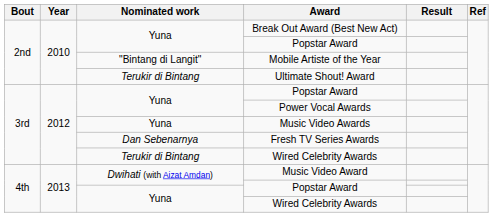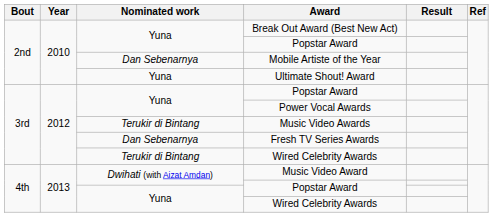(160, 60) "Bintang di Langit" -> (160, 60) Dan Sebenarnya
(160, 76) Terukir di Bintang -> (160, 76) Yuna
(160, 124) Yuna -> (160, 124) Terukir di Bintang
